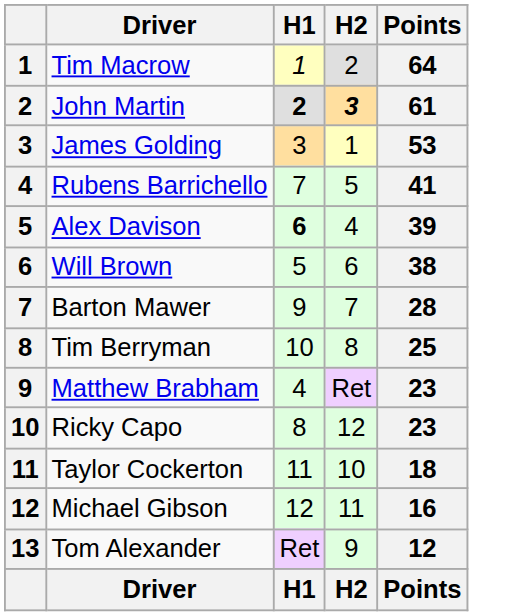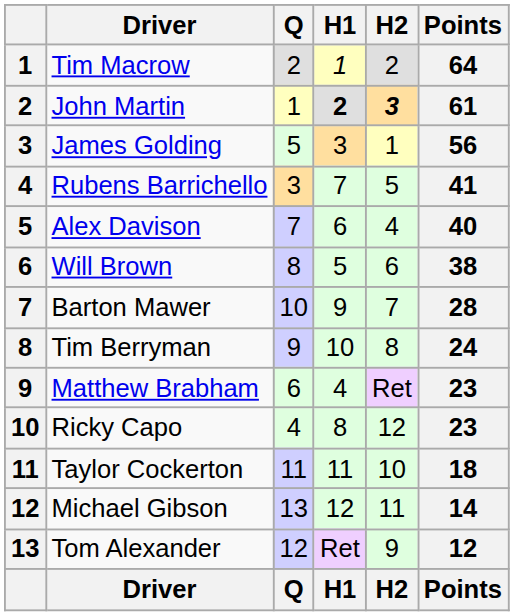+ column: (294, 25)
(422, 146) 53 -> (463, 146) 56
(299, 226) bold -> (340, 226) normal
(422, 226) 39 -> (463, 226) 40
(422, 347) 25 -> (463, 347) 24
(422, 508) 16 -> (463, 508) 14
